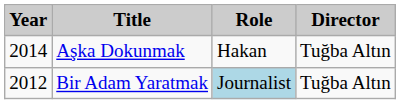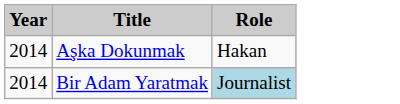- column: (345, 19)
(28, 82) 2012 -> (28, 82) 2014
